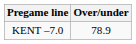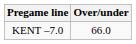(101, 30) 78.9 -> (101, 30) 66.0
